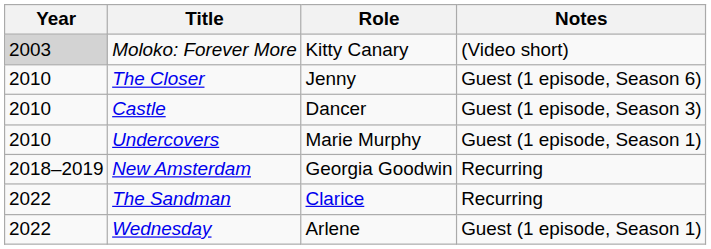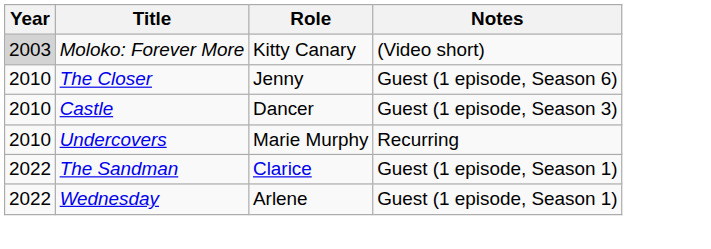(581, 139) Guest (1 episode, Season 1) -> (418, 139) Recurring
- row: (182, 169)
(502, 199) Recurring -> (497, 169) Guest (1 episode, Season 1)
